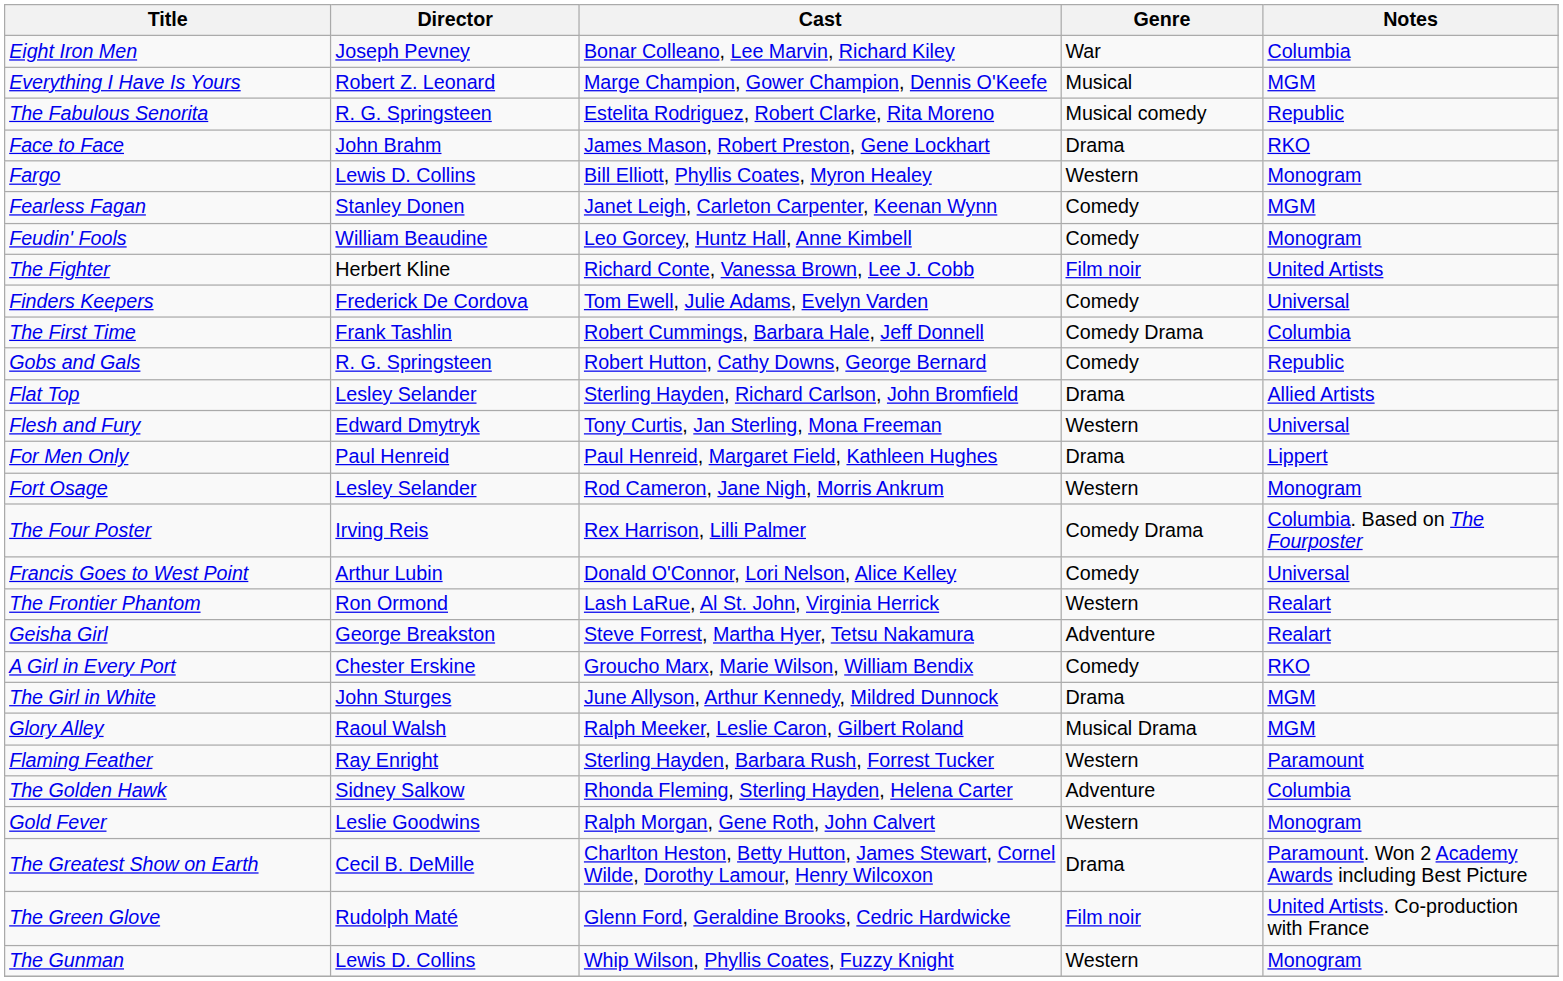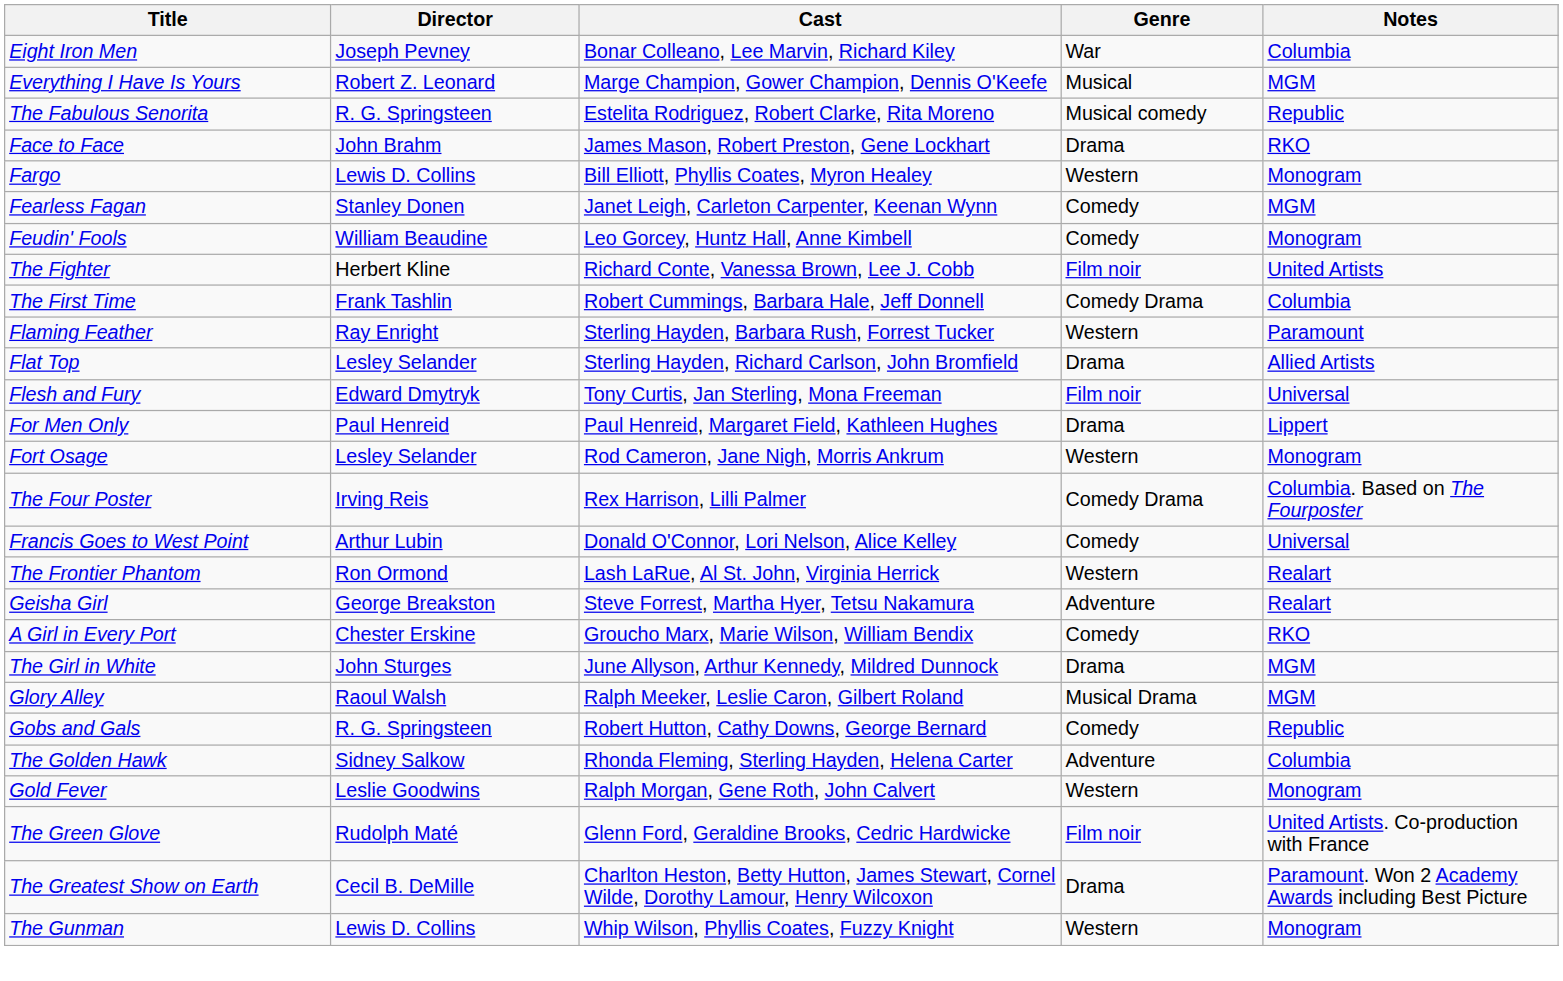- row: (81, 301)
rows swapped: (81, 760) <-> (75, 363)
(1102, 425) Western -> (1103, 394) Film noir
rows swapped: (134, 864) <-> (85, 918)
